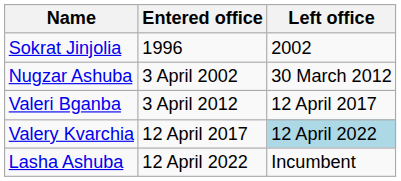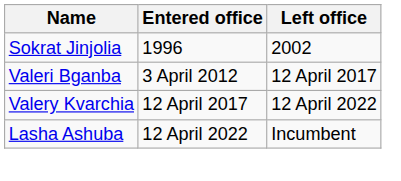- row: (71, 76)
(324, 133) lightblue background -> (324, 104) no background
